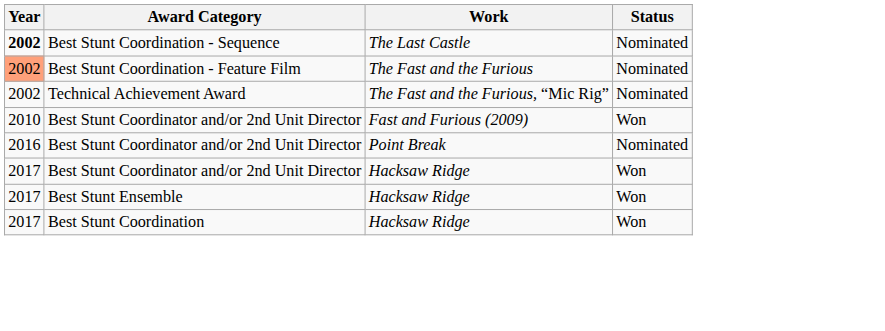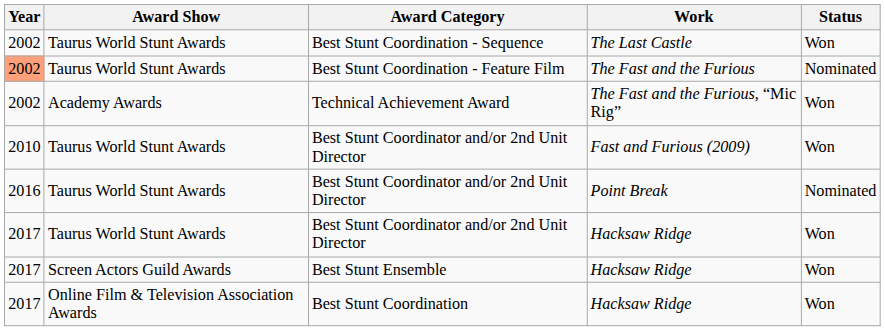+ column: (176, 17)
(24, 42) bold -> (24, 42) normal
(652, 42) Nominated -> (820, 42) Won
(652, 94) Nominated -> (820, 103) Won
